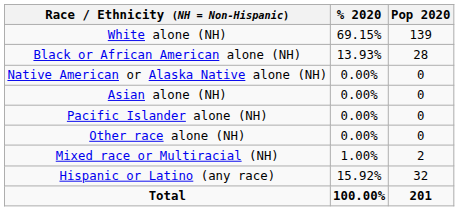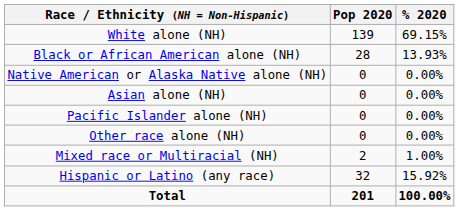columns swapped: (421, 15) <-> (359, 15)
